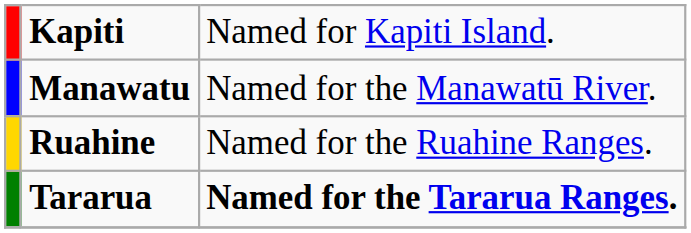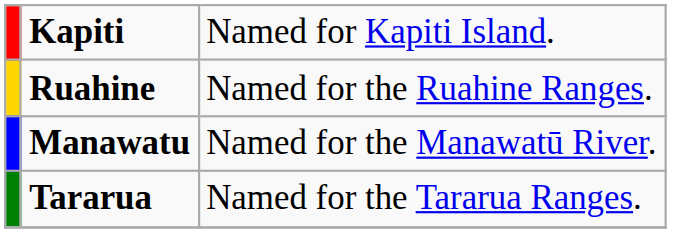rows swapped: (110, 87) <-> (92, 142)
(442, 198) bold -> (424, 198) normal
